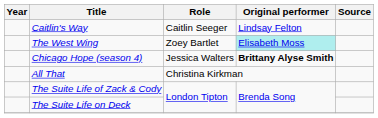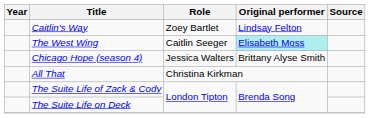(196, 27) Caitlin Seeger -> (192, 27) Zoey Bartlet
(192, 43) Zoey Bartlet -> (196, 43) Caitlin Seeger
(286, 58) bold -> (282, 58) normal
